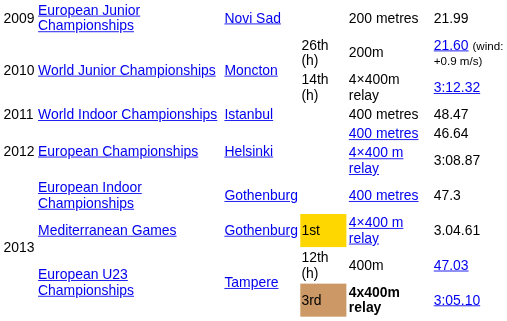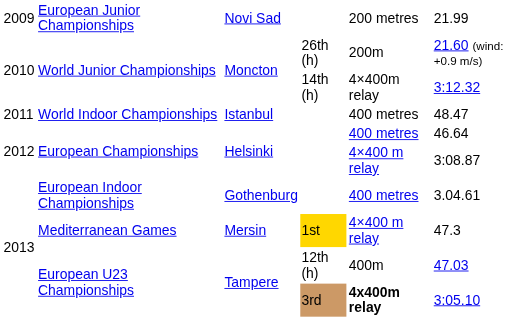(447, 195) 47.3 -> (457, 195) 3.04.61
(261, 230) Gothenburg -> (245, 230) Mersin
(457, 230) 3.04.61 -> (447, 230) 47.3
